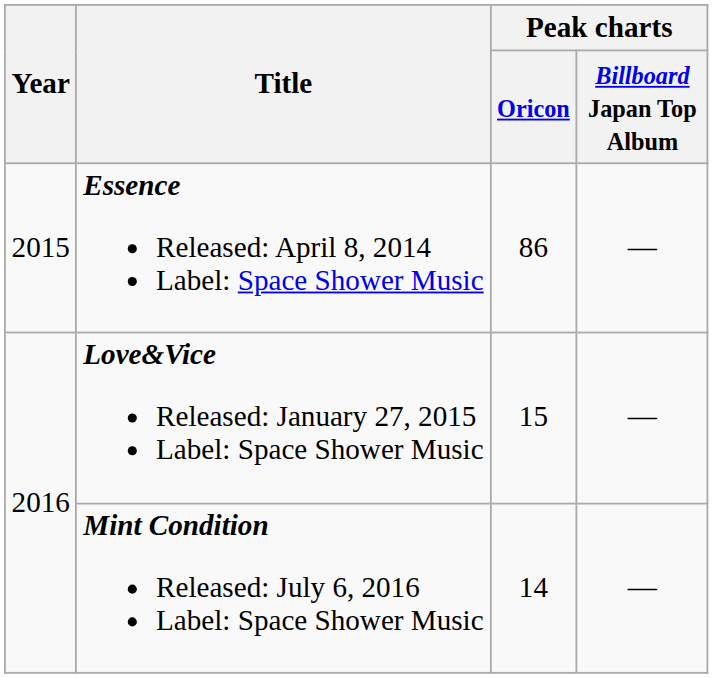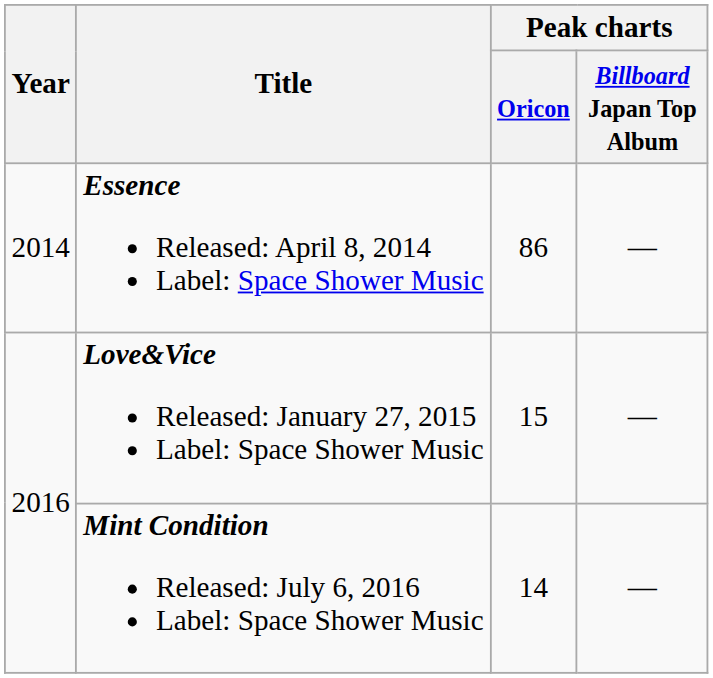(41, 247) 2015 -> (41, 247) 2014
